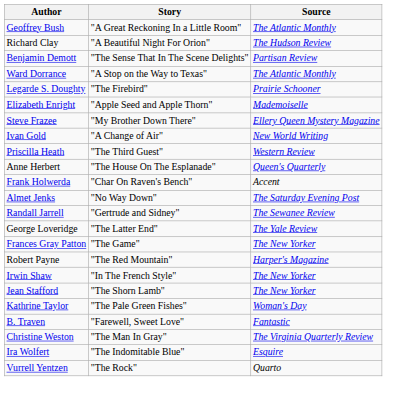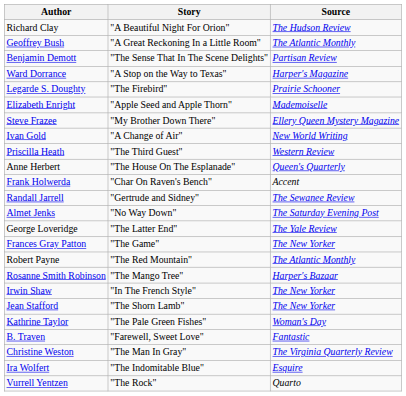rows swapped: (35, 27) <-> (32, 43)
(294, 74) The Atlantic Monthly -> (310, 74) Harper's Magazine
rows swapped: (35, 213) <-> (31, 197)
(291, 259) Harper's Magazine -> (314, 259) The Atlantic Monthly
+ row: (56, 275)
